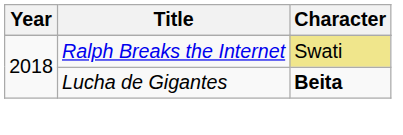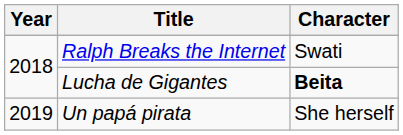(318, 51) khaki background -> (318, 51) no background
+ row: (127, 113)
